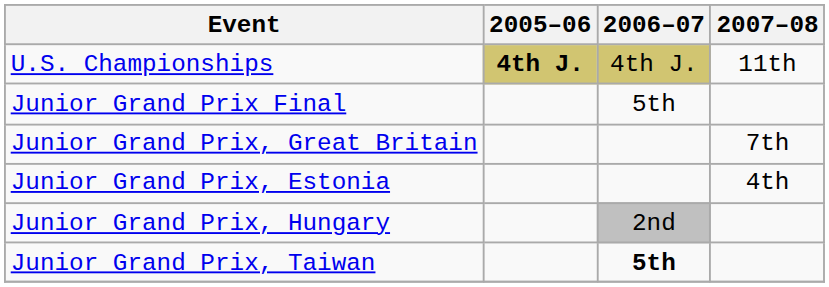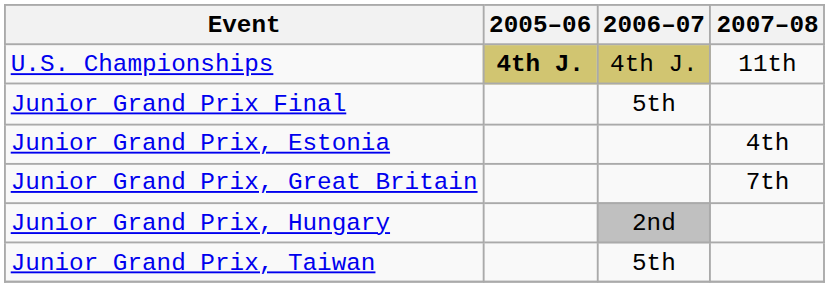rows swapped: (200, 183) <-> (244, 144)
(654, 262) bold -> (654, 262) normal
